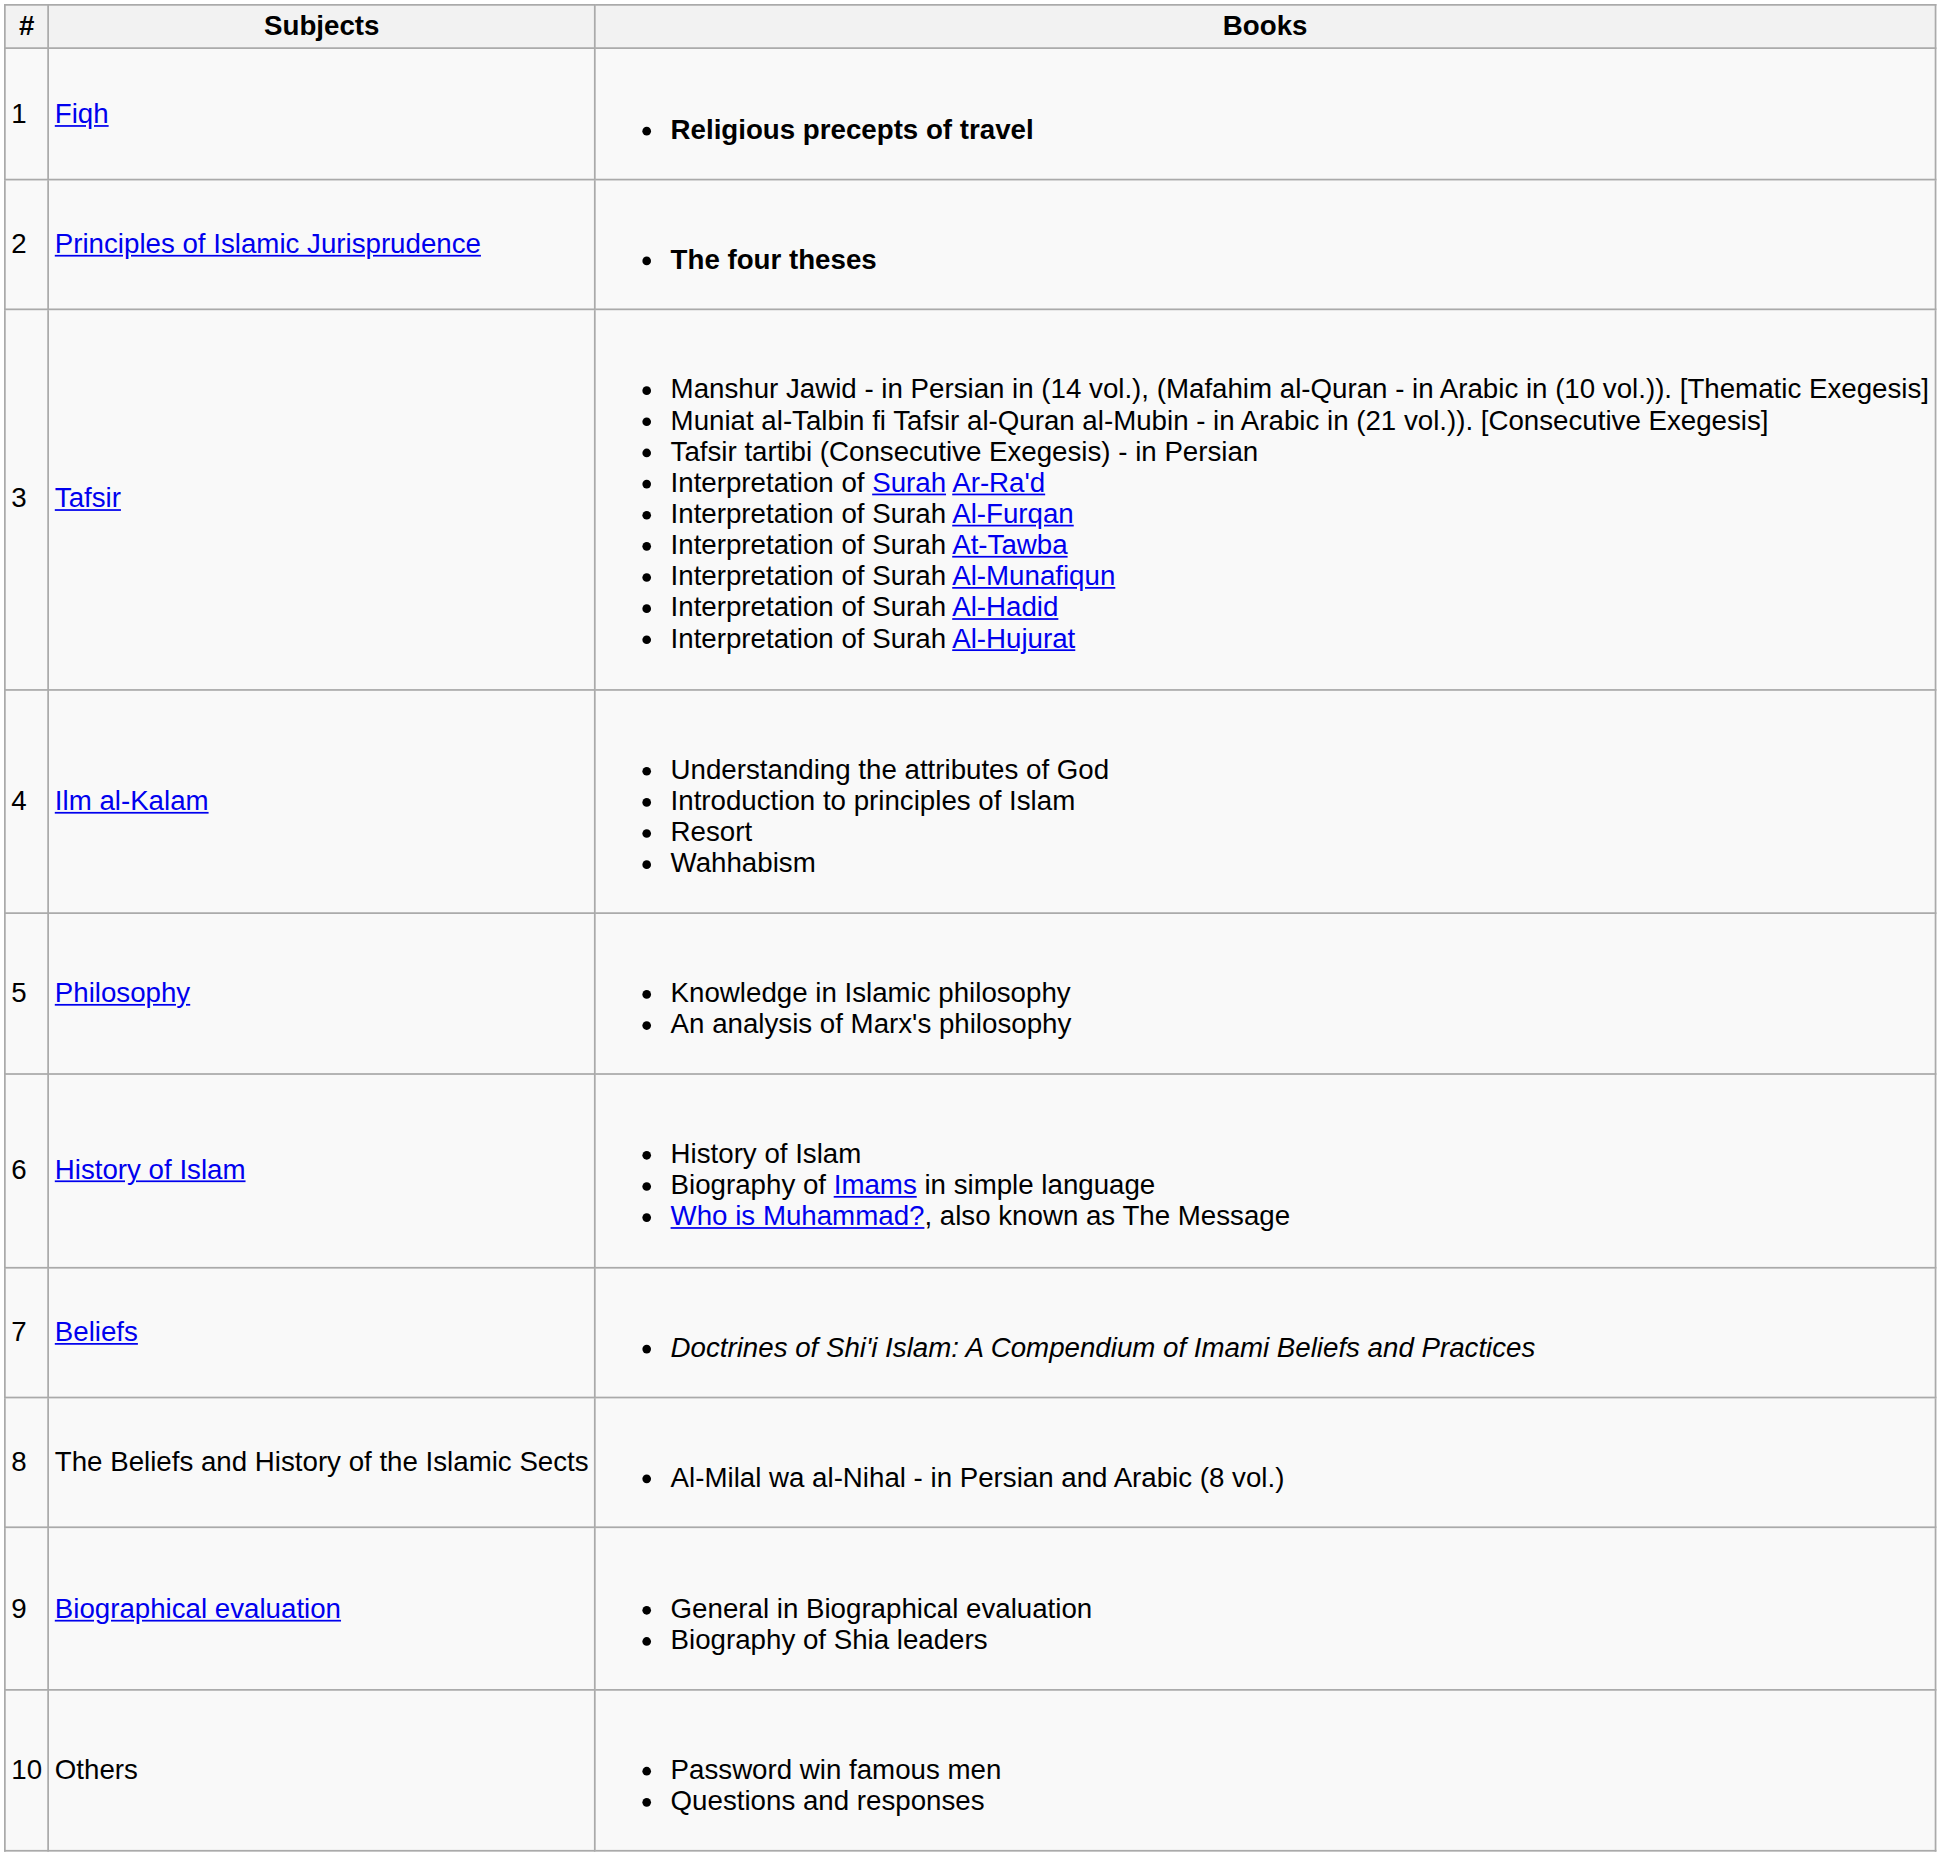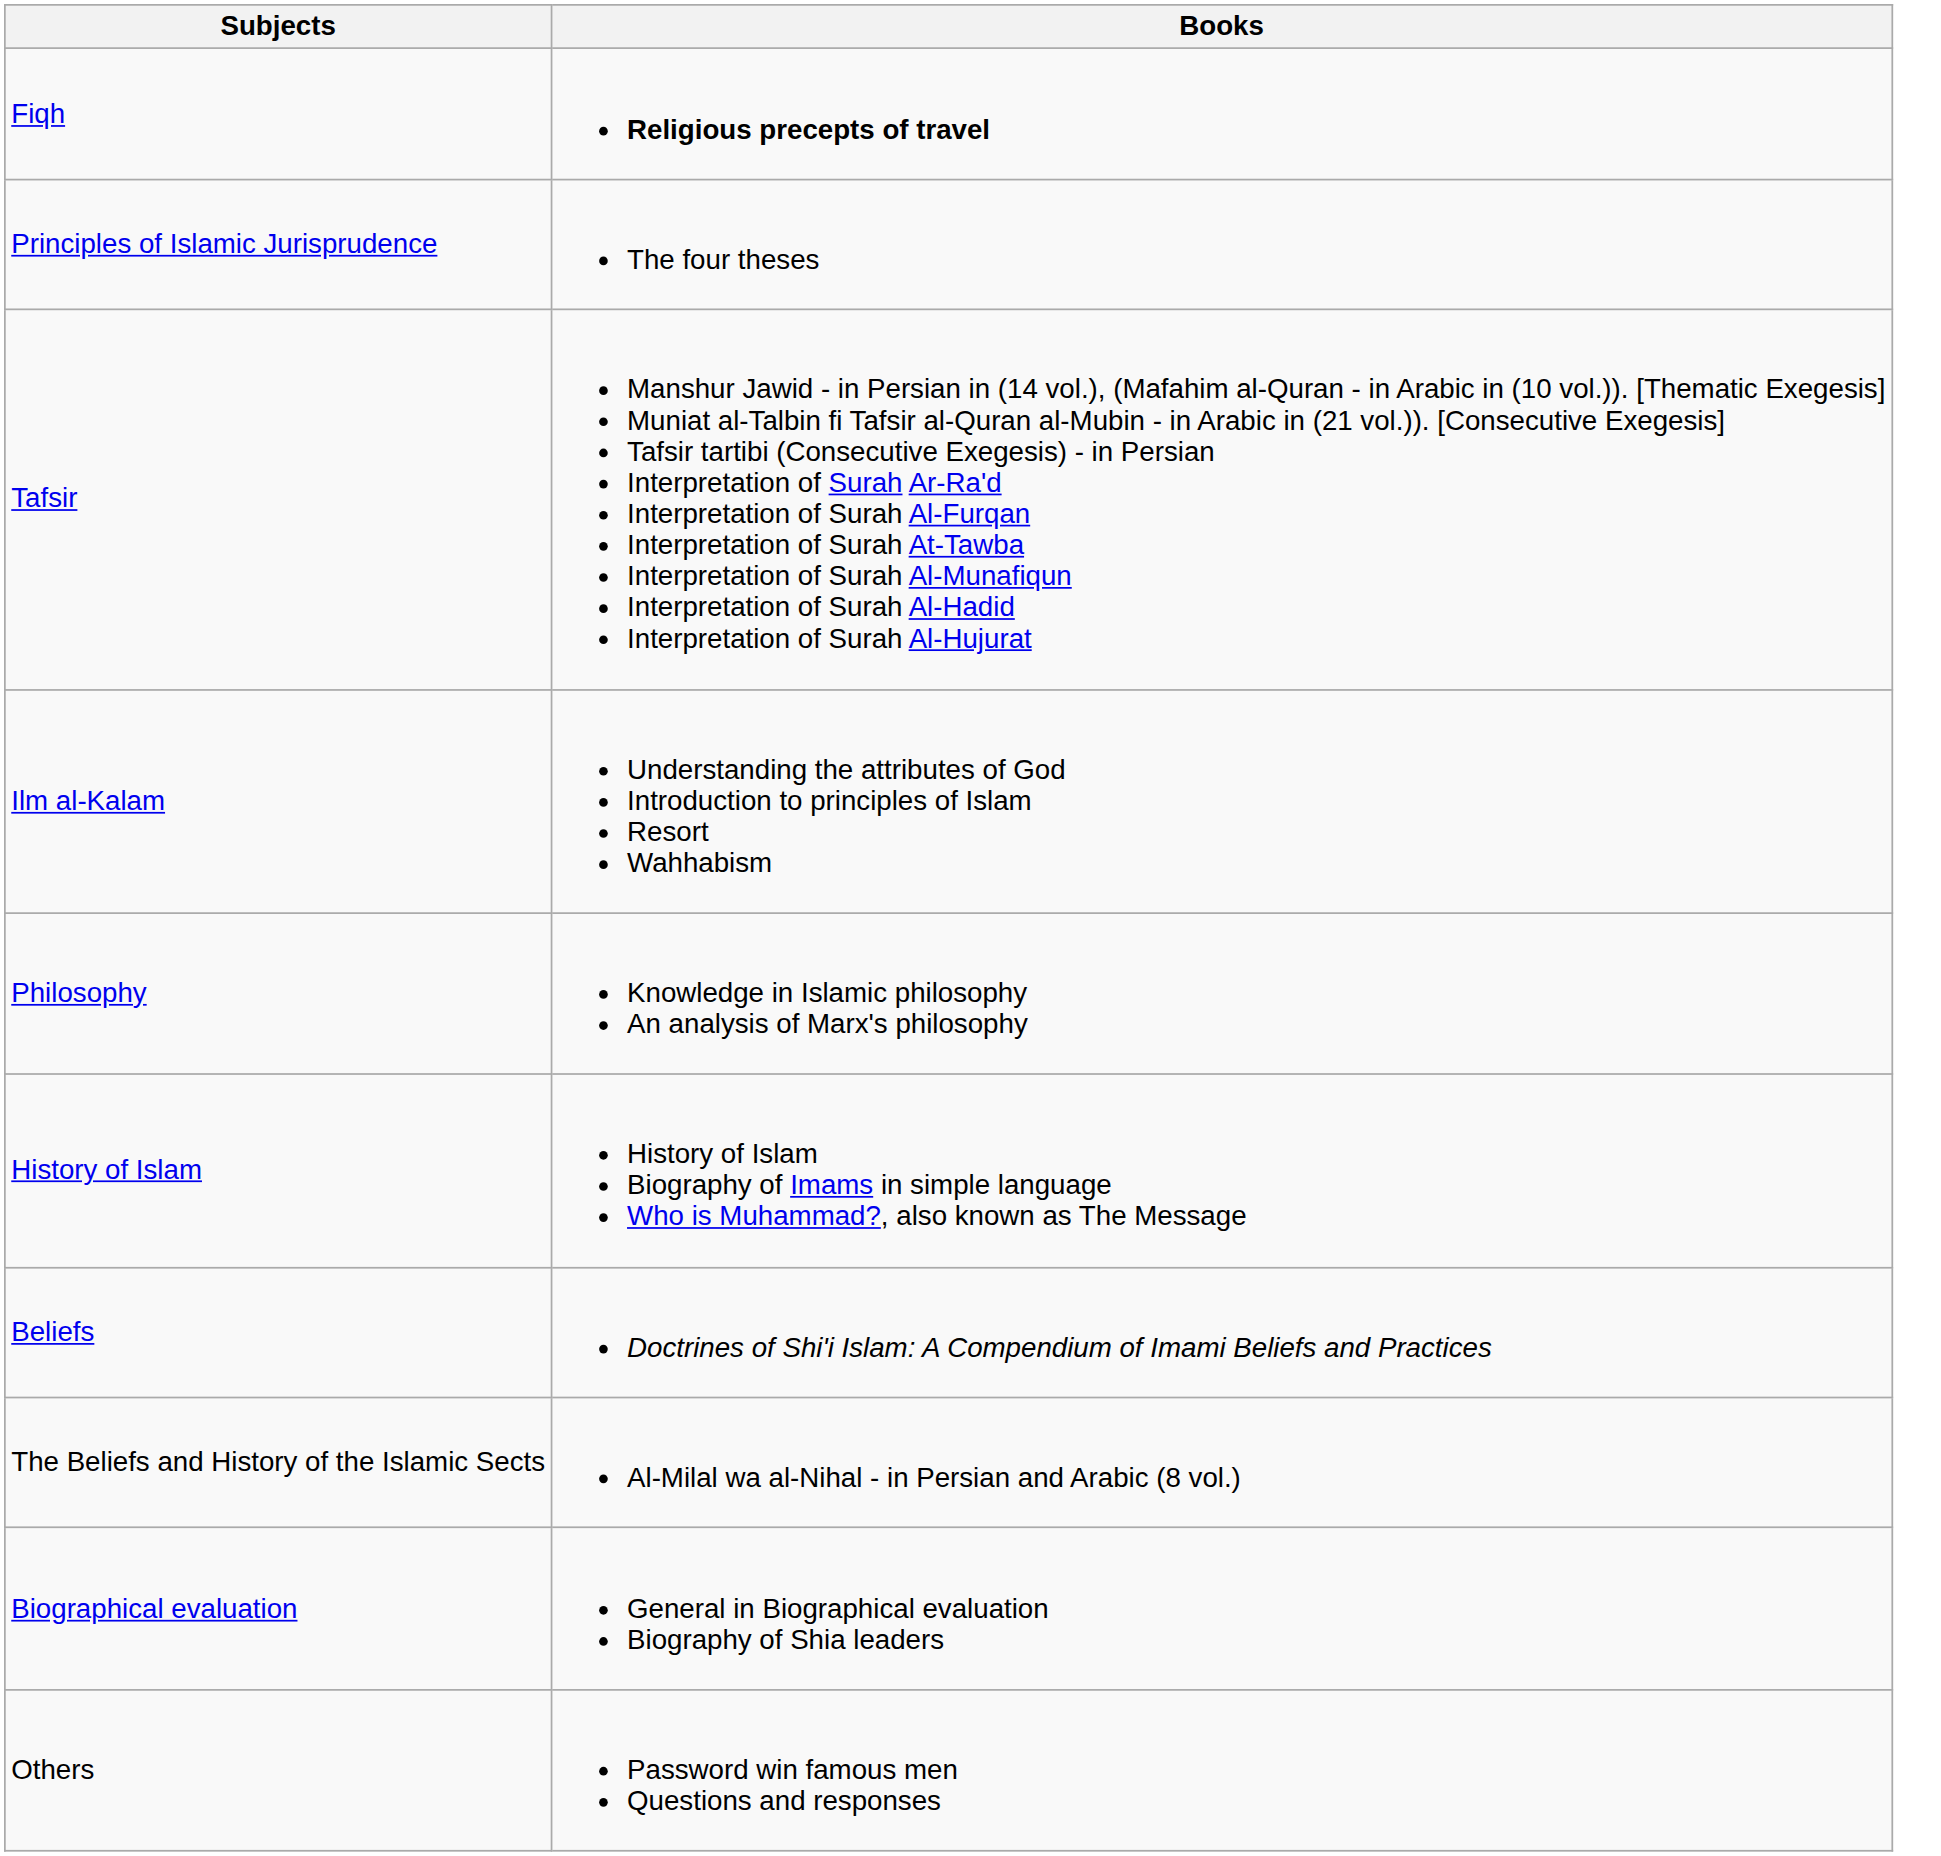- column: (27, 26)
(1265, 260) bold -> (1222, 260) normal
